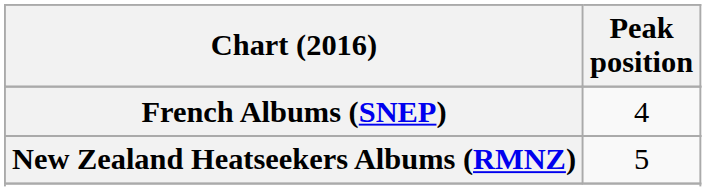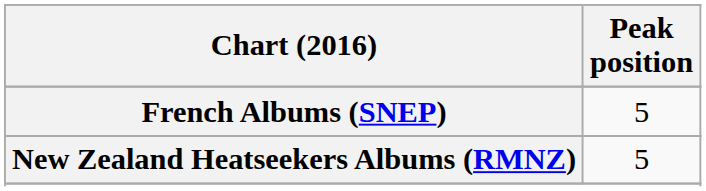(642, 111) 4 -> (642, 111) 5
